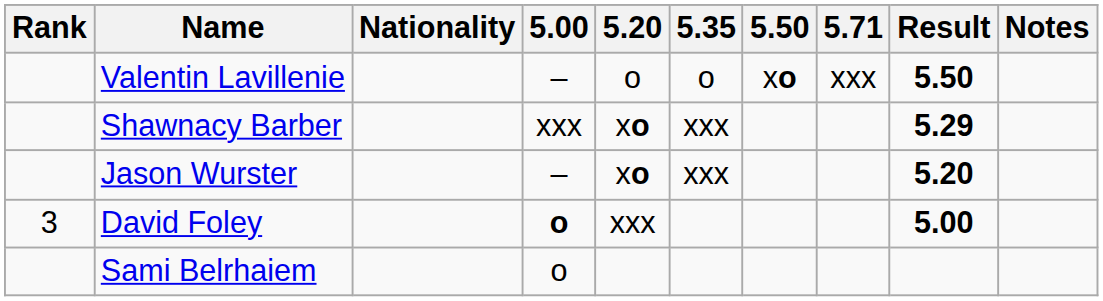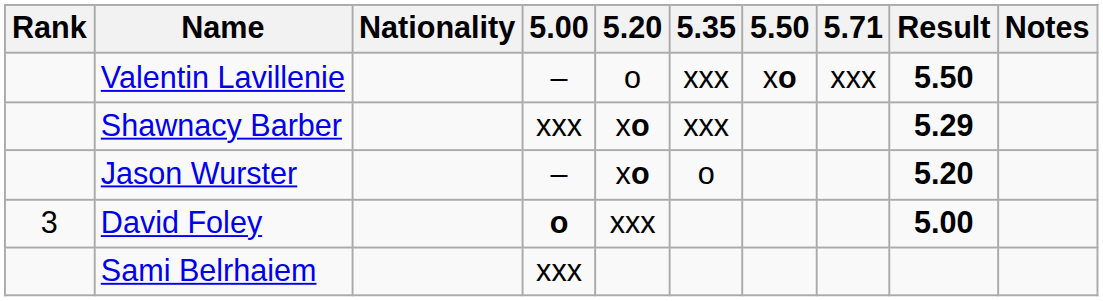(706, 77) o -> (706, 77) xxx
(706, 174) xxx -> (706, 174) o
(559, 271) o -> (559, 271) xxx
